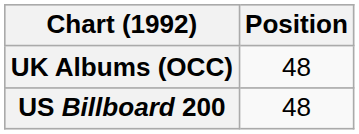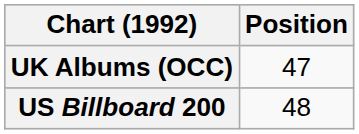(296, 66) 48 -> (296, 66) 47
